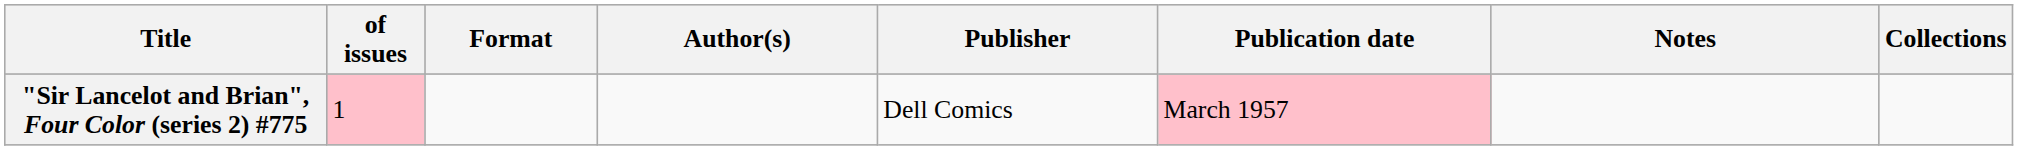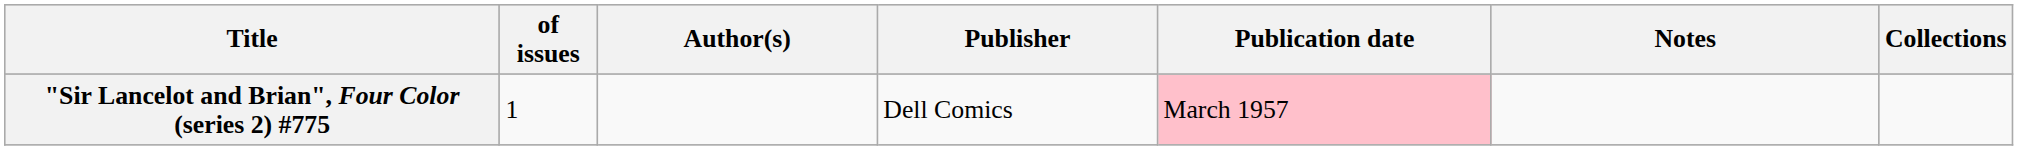- column: (511, 39)
(339, 109) pink background -> (512, 109) no background
